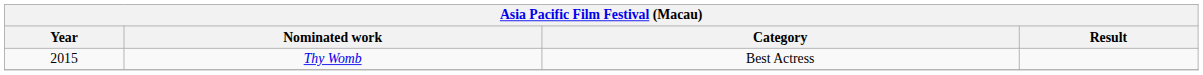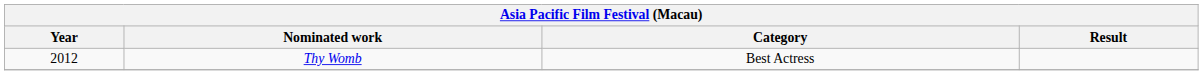(64, 59) 2015 -> (64, 59) 2012
